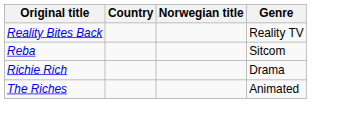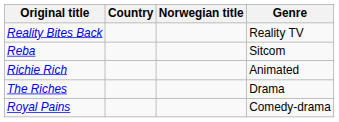(267, 70) Drama -> (274, 70) Animated
(274, 88) Animated -> (267, 88) Drama
+ row: (39, 107)
